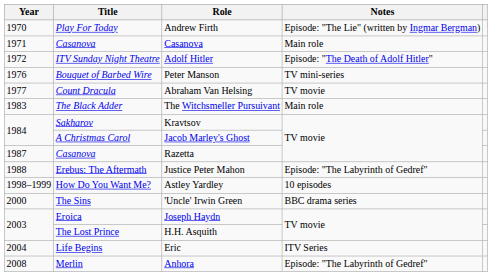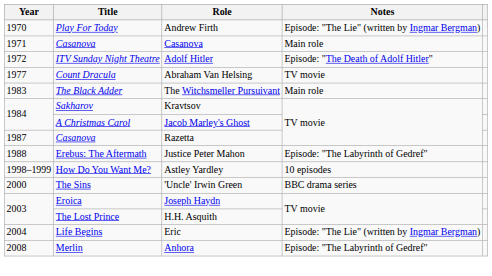- row: (192, 75)
(306, 248) ITV Series -> (382, 232) Episode: "The Lie" (written by Ingmar Bergman)
